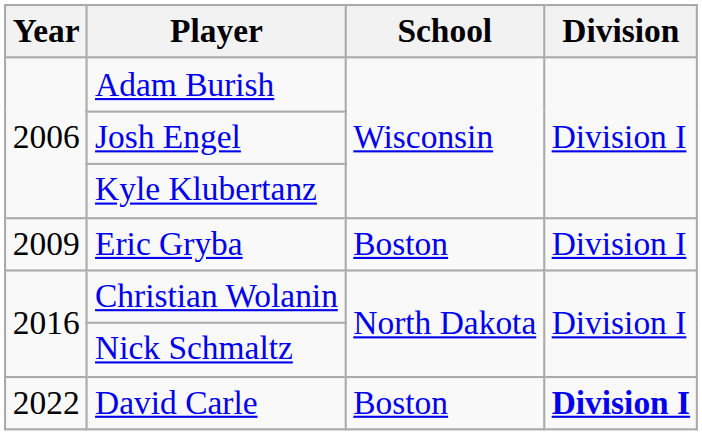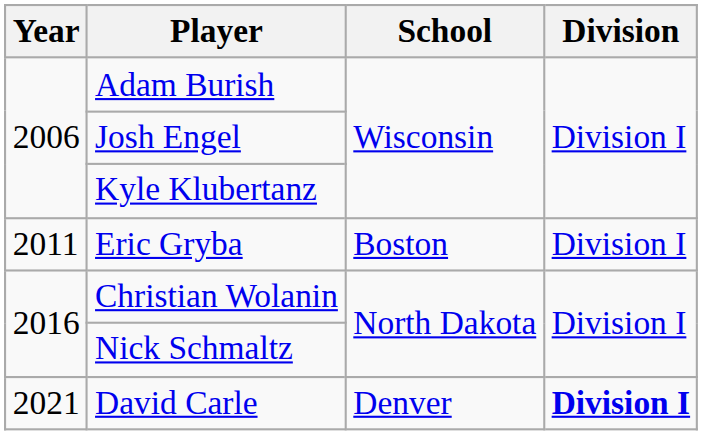(46, 243) 2009 -> (46, 243) 2011
(46, 402) 2022 -> (46, 402) 2021
(401, 402) Boston -> (403, 402) Denver
